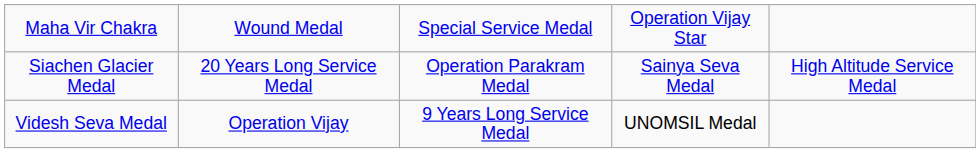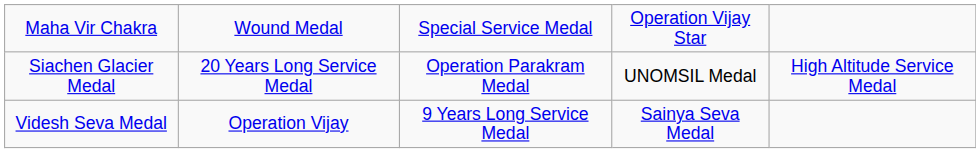(690, 76) Sainya Seva Medal -> (690, 76) UNOMSIL Medal
(690, 123) UNOMSIL Medal -> (690, 123) Sainya Seva Medal
